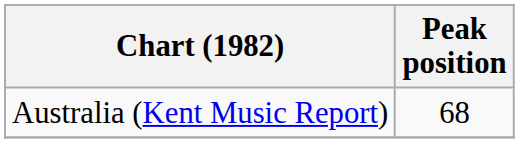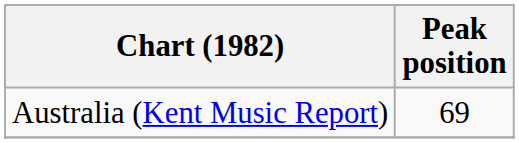(455, 112) 68 -> (455, 112) 69
